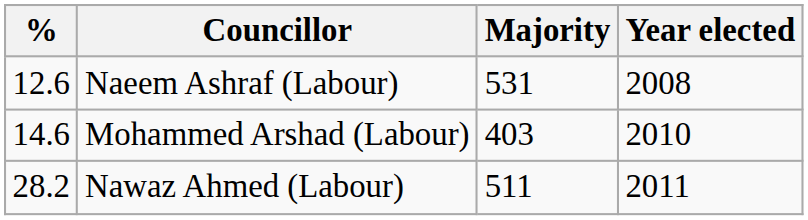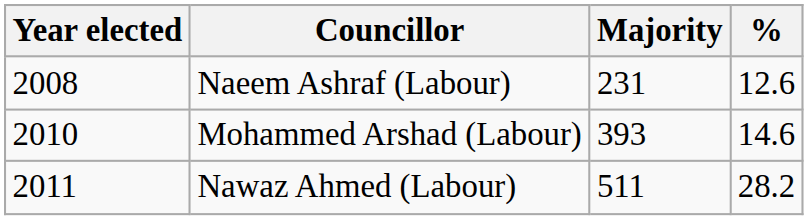columns swapped: (710, 30) <-> (41, 30)
(509, 82) 531 -> (622, 82) 231
(509, 134) 403 -> (622, 134) 393
